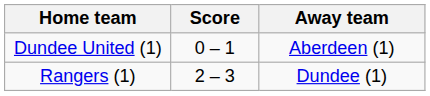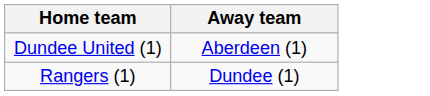- column: (215, 18)
